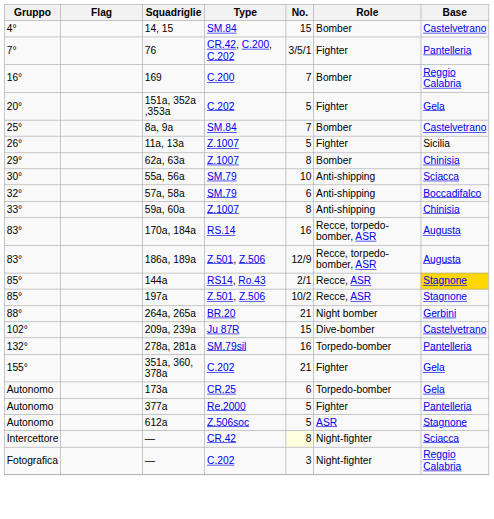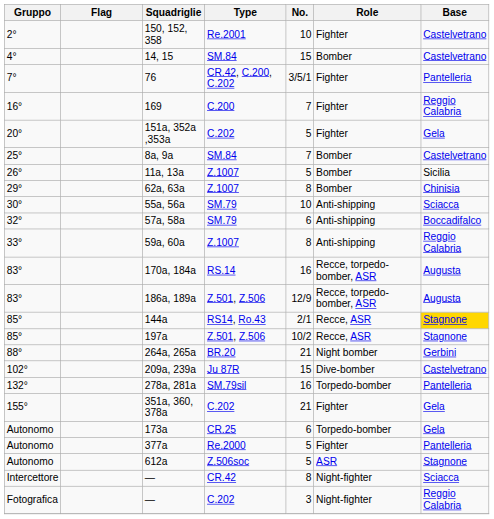+ row: (12, 34)
(334, 78) Bomber -> (332, 106) Fighter
(332, 144) Fighter -> (334, 172) Bomber
(441, 209) Chinisia -> (442, 243) Reggio Calabria
(308, 439) lightyellow background -> (308, 478) no background
